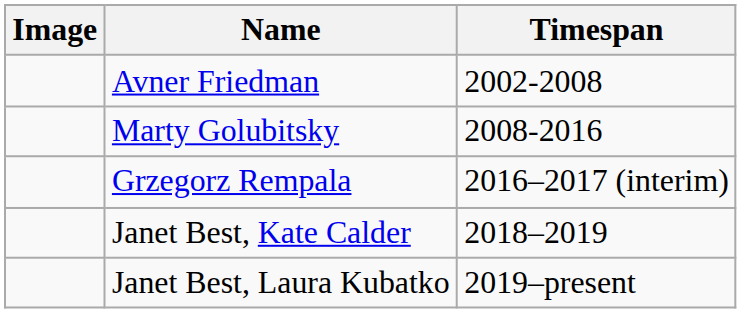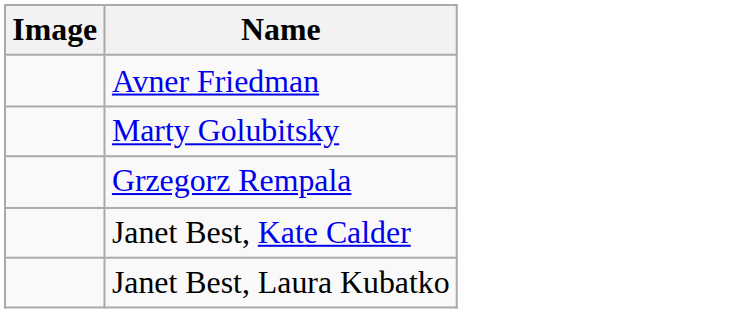- column: (597, 29)
